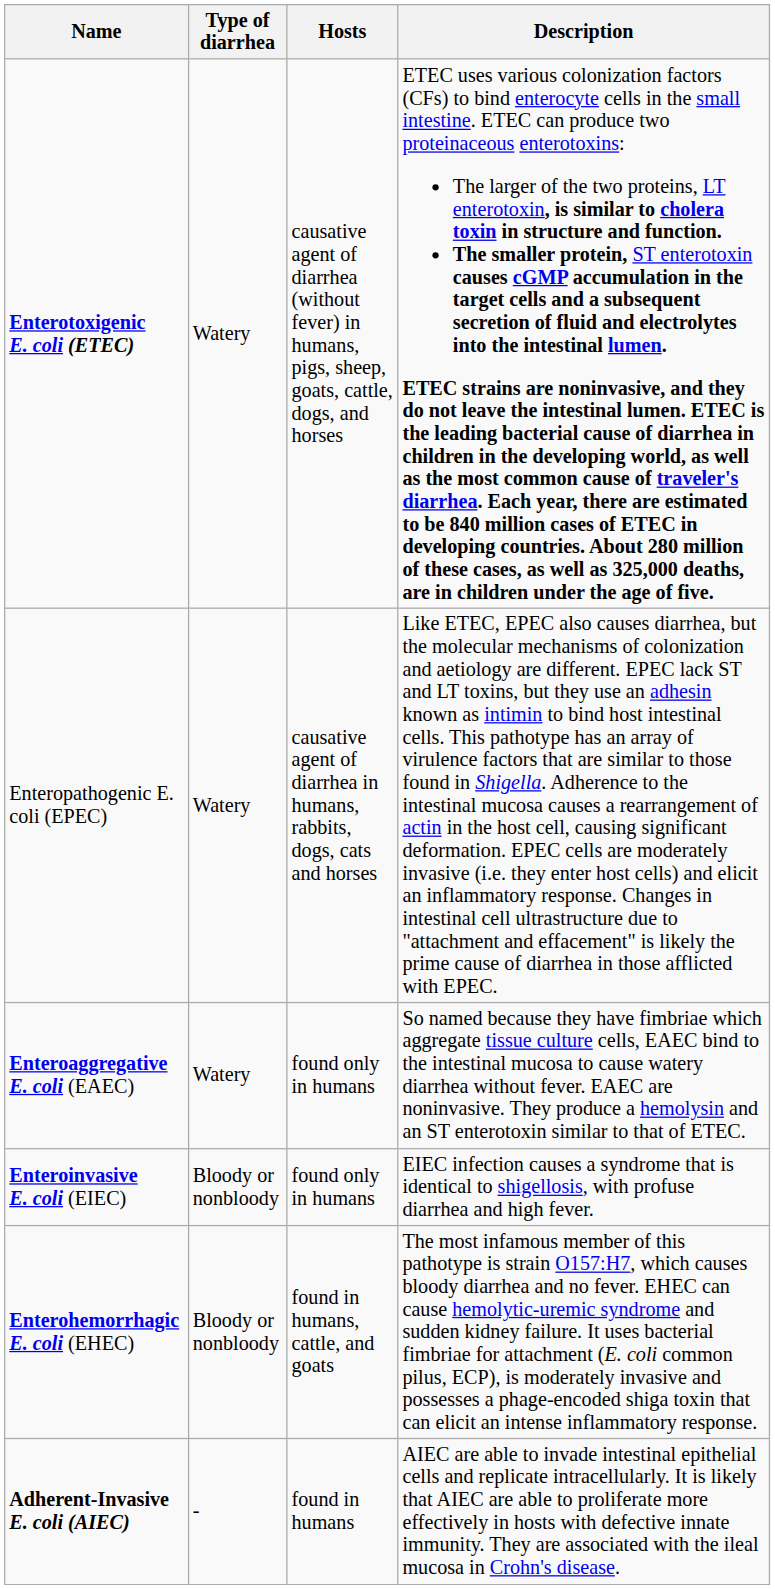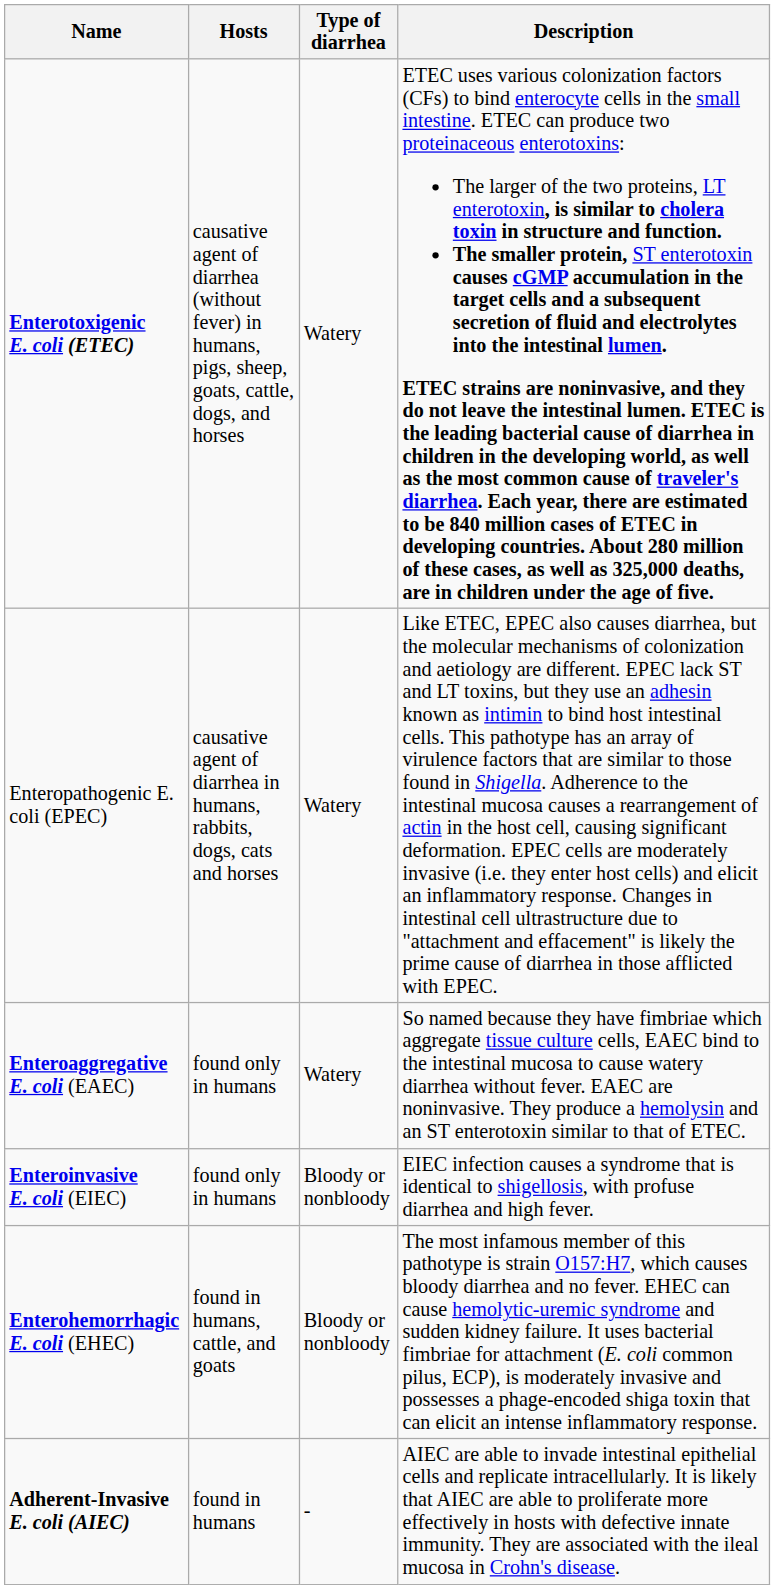columns swapped: (342, 31) <-> (237, 31)
